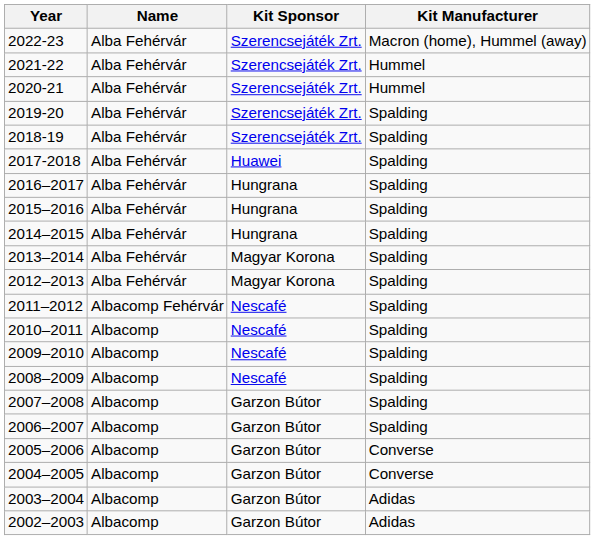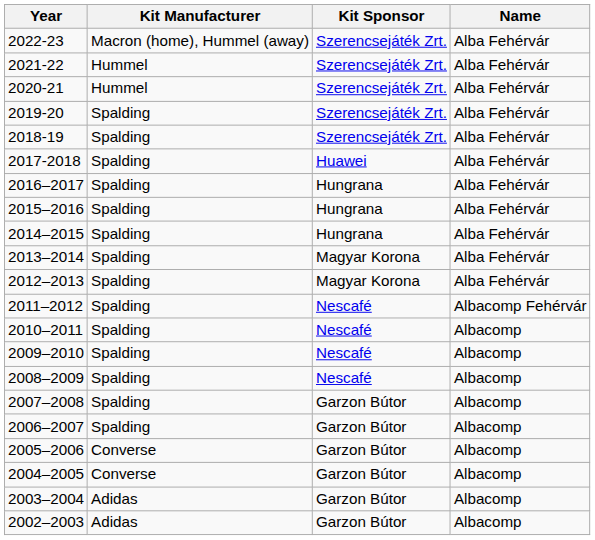columns swapped: (157, 16) <-> (478, 16)
